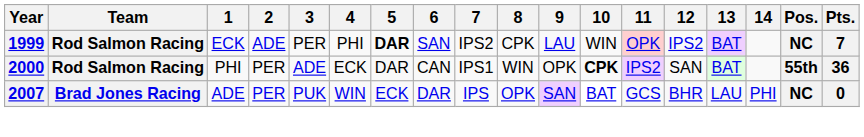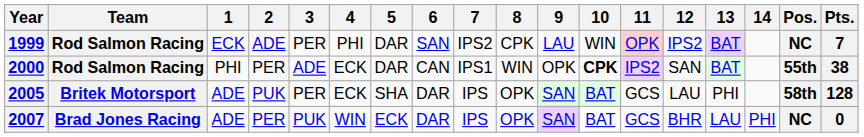(392, 43) bold -> (391, 43) normal
(841, 69) 36 -> (840, 69) 38
+ row: (26, 94)
